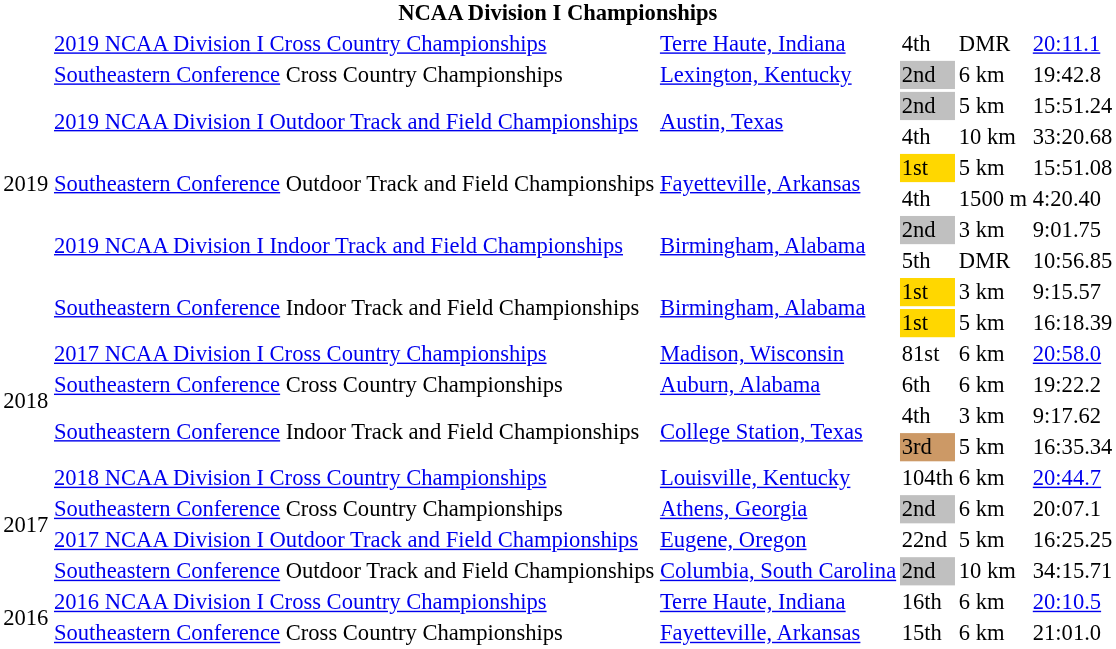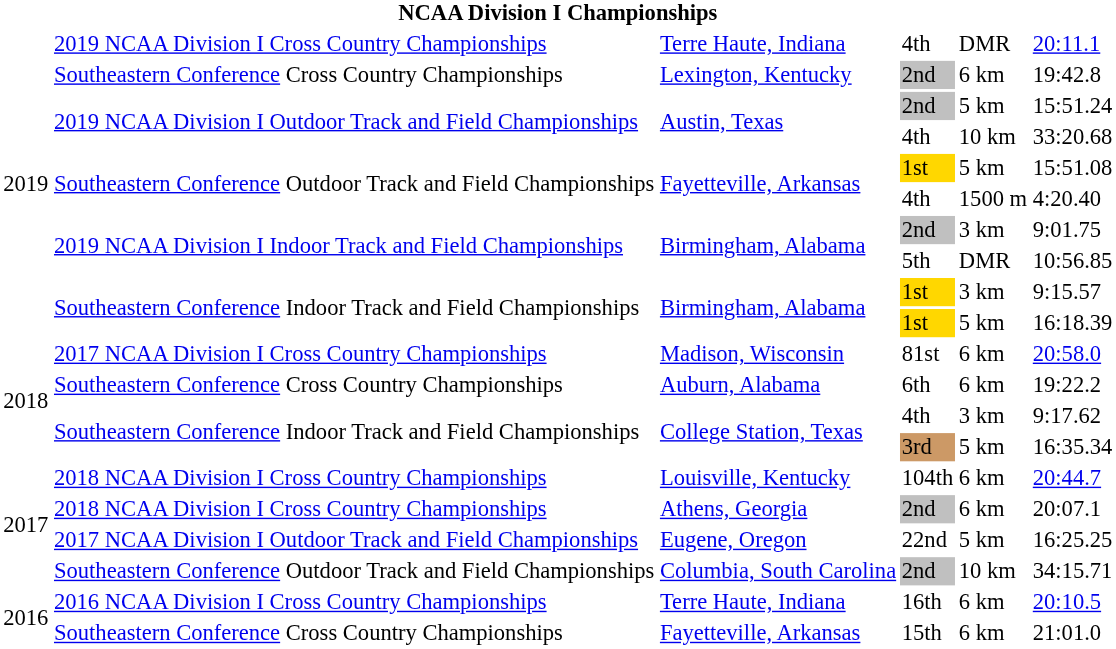(308, 509) Southeastern Conference Cross Country Championships -> (300, 509) 2018 NCAA Division I Cross Country Championships
